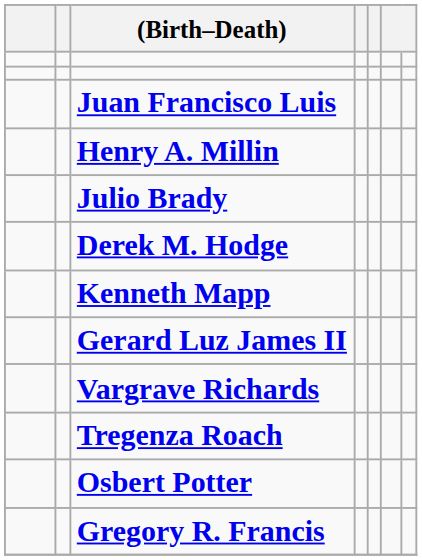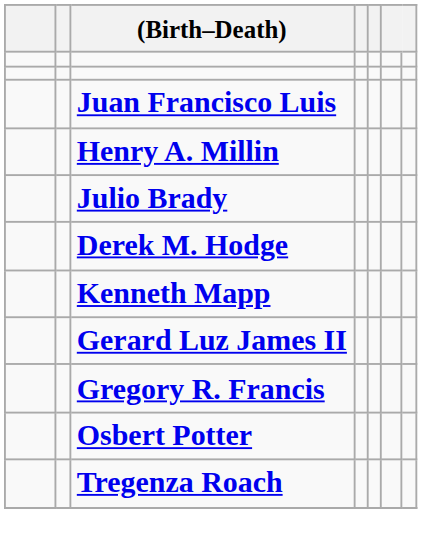- row: (31, 388)
rows swapped: (31, 531) <-> (31, 436)
